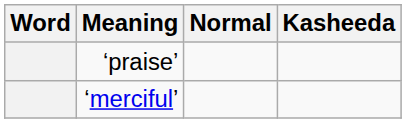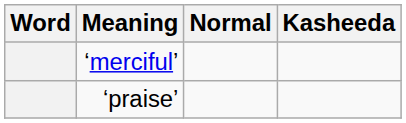rows swapped: (141, 61) <-> (131, 99)
